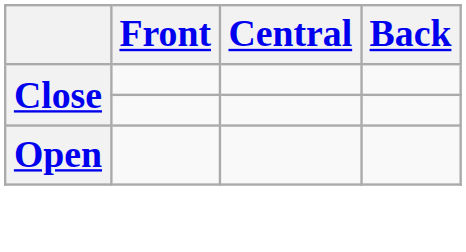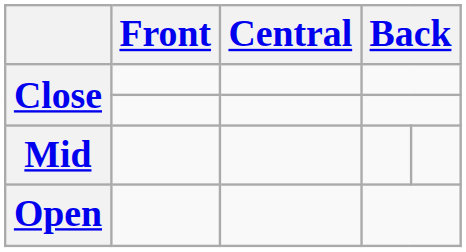+ row: (58, 154)
